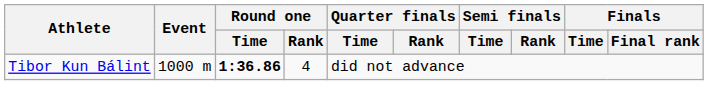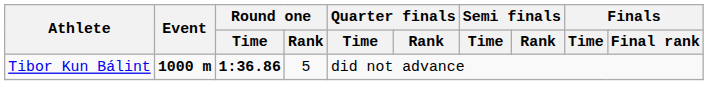(185, 67) normal -> (185, 67) bold
(306, 67) 4 -> (306, 67) 5
